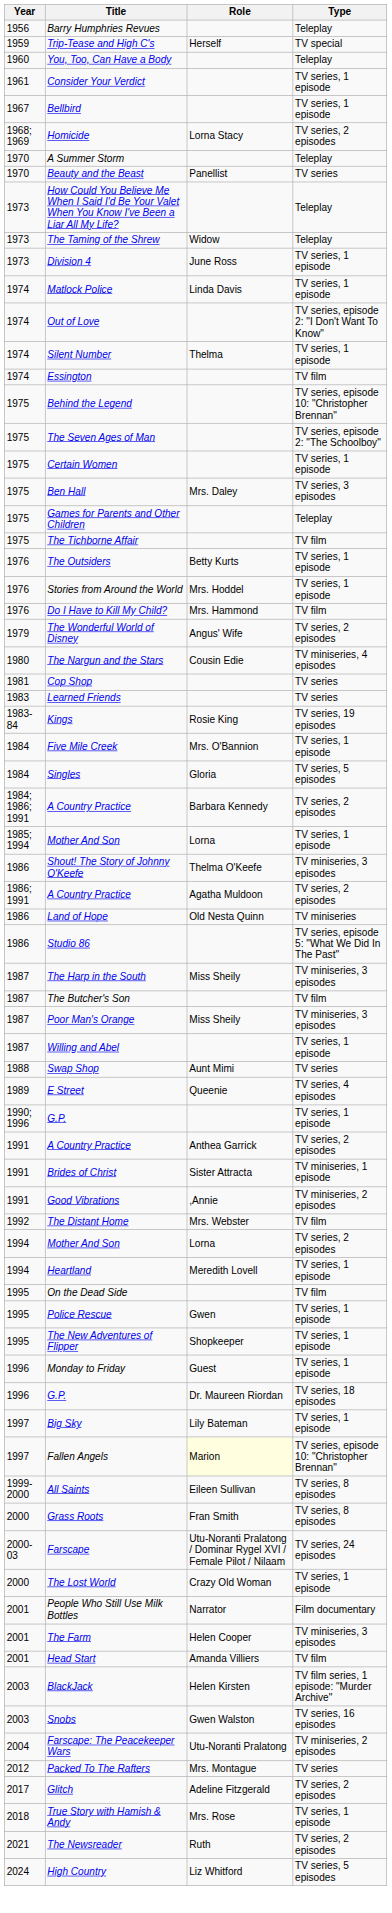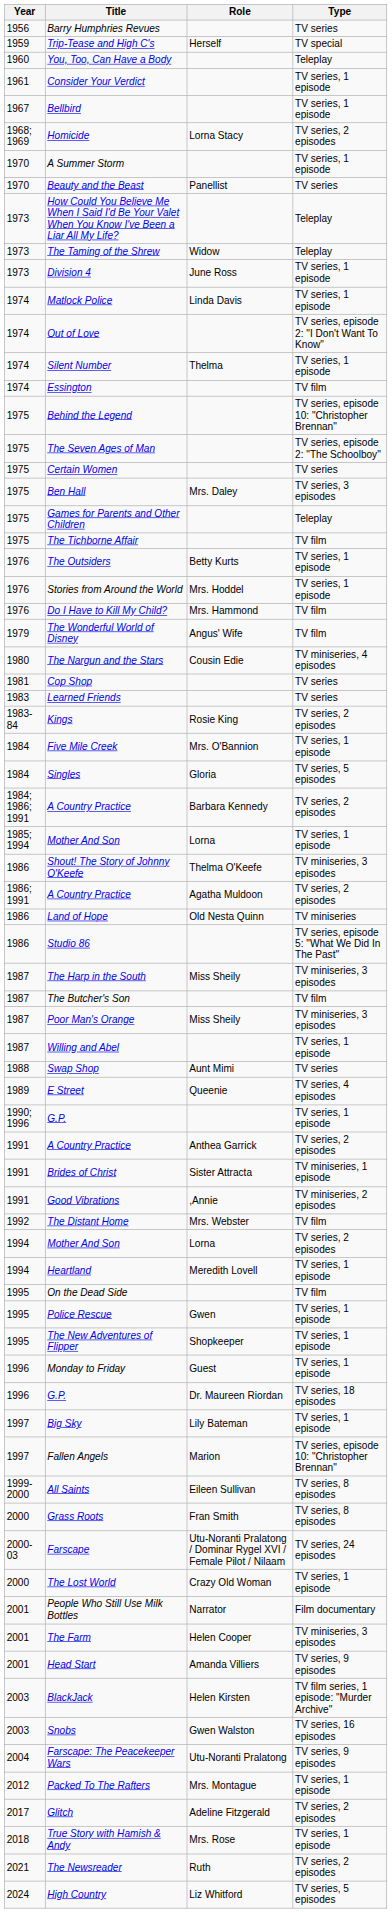(314, 28) Teleplay -> (316, 28) TV series
(314, 158) Teleplay -> (322, 164) TV series, 1 episode
(322, 464) TV series, 1 episode -> (316, 470) TV series
(322, 633) TV series, 2 episodes -> (311, 633) TV film
(325, 719) TV series, 19 episodes -> (322, 719) TV series, 2 episodes
(205, 1456) lightyellow background -> (205, 1456) no background
(311, 1659) TV film -> (322, 1664) TV series, 9 episodes
(331, 1746) TV miniseries, 2 episodes -> (322, 1758) TV series, 9 episodes
(316, 1768) TV series -> (322, 1785) TV series, 1 episode
